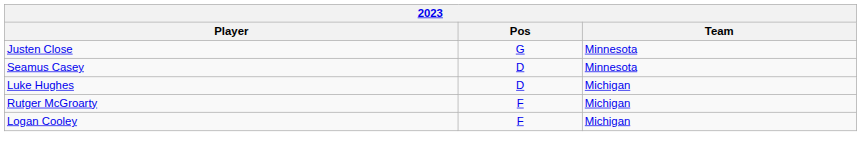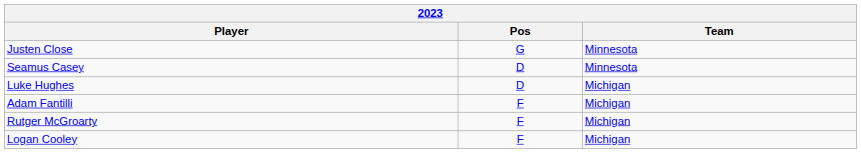+ row: (40, 103)
